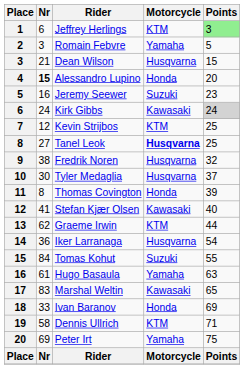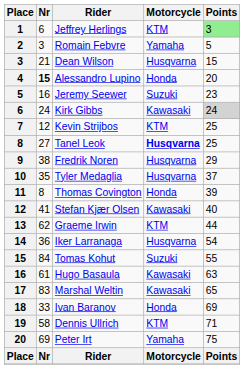(211, 160) 32 -> (211, 160) 29
(44, 176) 30 -> (44, 176) 35
(165, 275) Yamaha -> (168, 275) Kawasaki
